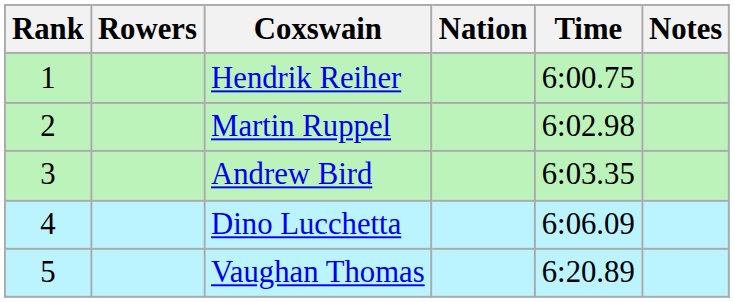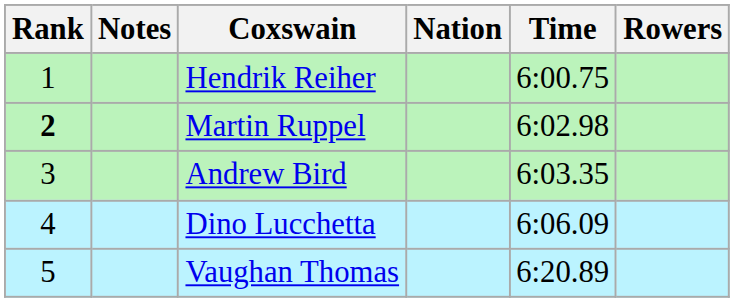columns swapped: (147, 28) <-> (686, 28)
(48, 126) normal -> (48, 126) bold
